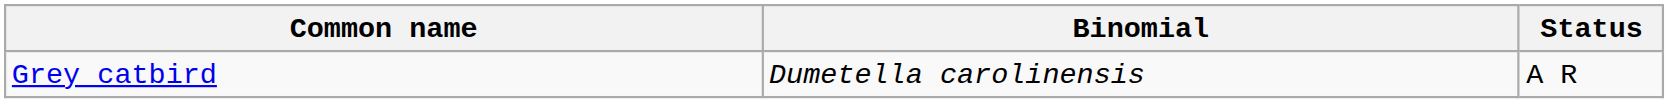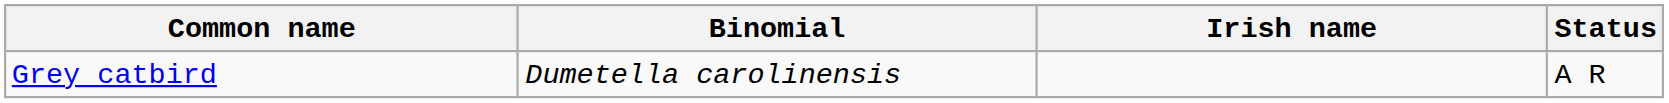+ column: (1292, 28)
